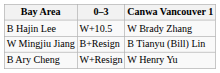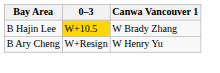(96, 28) no background -> (81, 28) gold background
- row: (41, 44)
